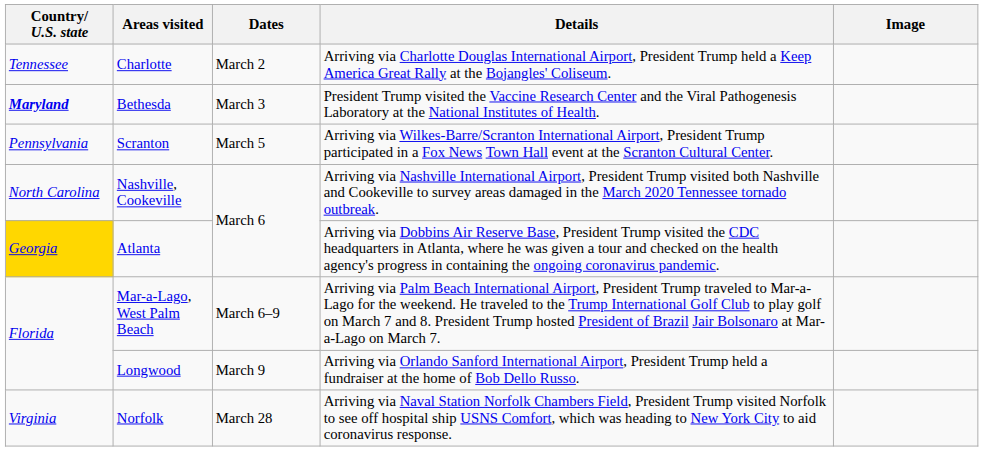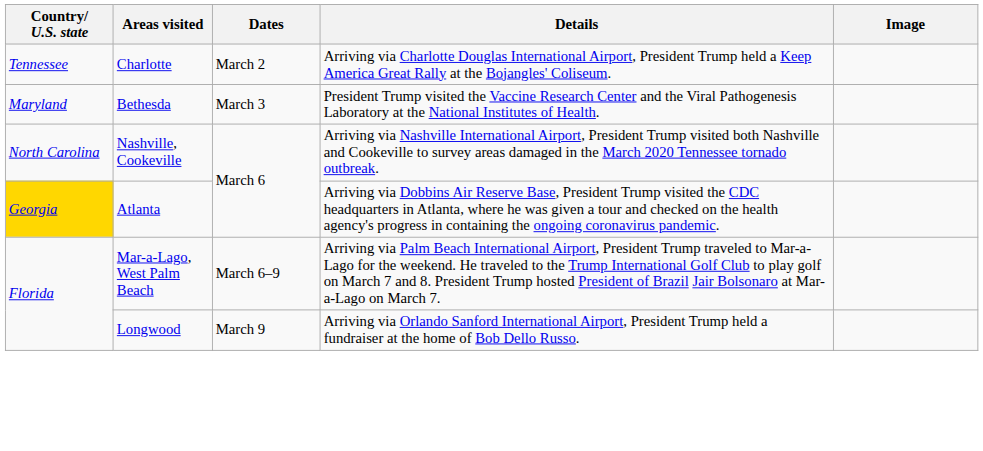(39, 104) bold -> (38, 104) normal
- row: (143, 144)
- row: (140, 418)
